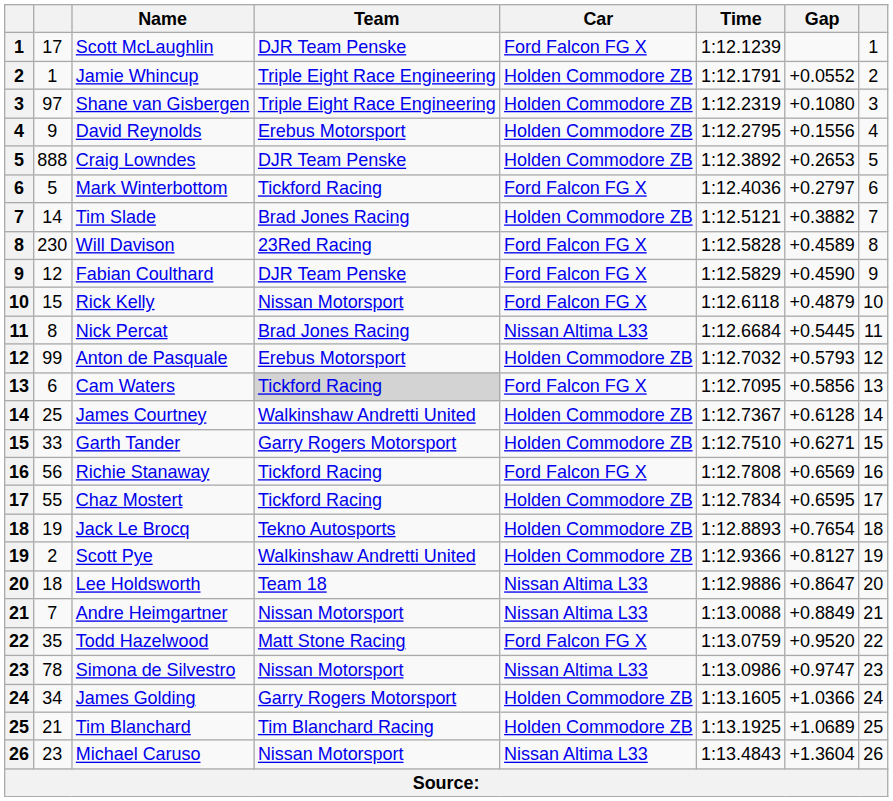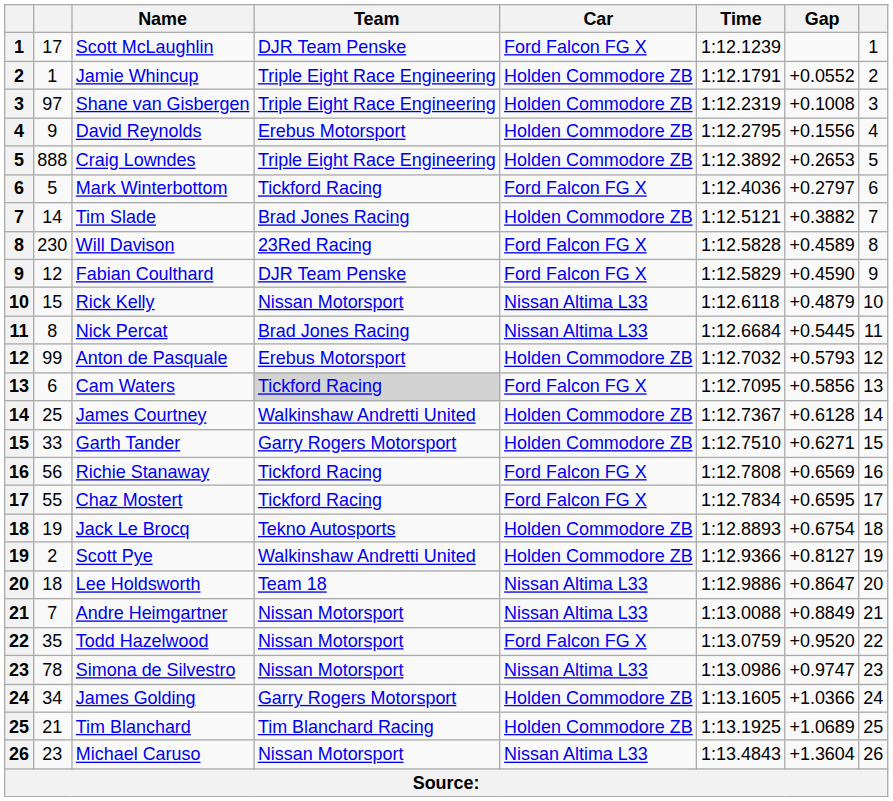(822, 103) +0.1080 -> (822, 103) +0.1008
(332, 160) DJR Team Penske -> (377, 160) Triple Eight Race Engineering
(575, 301) Ford Falcon FG X -> (576, 301) Nissan Altima L33
(598, 499) Holden Commodore ZB -> (575, 499) Ford Falcon FG X
(822, 528) +0.7654 -> (822, 528) +0.6754
(332, 641) Matt Stone Racing -> (331, 641) Nissan Motorsport
